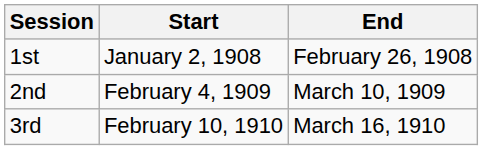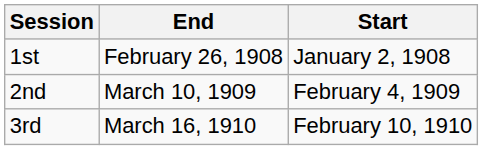columns swapped: (193, 21) <-> (383, 21)
